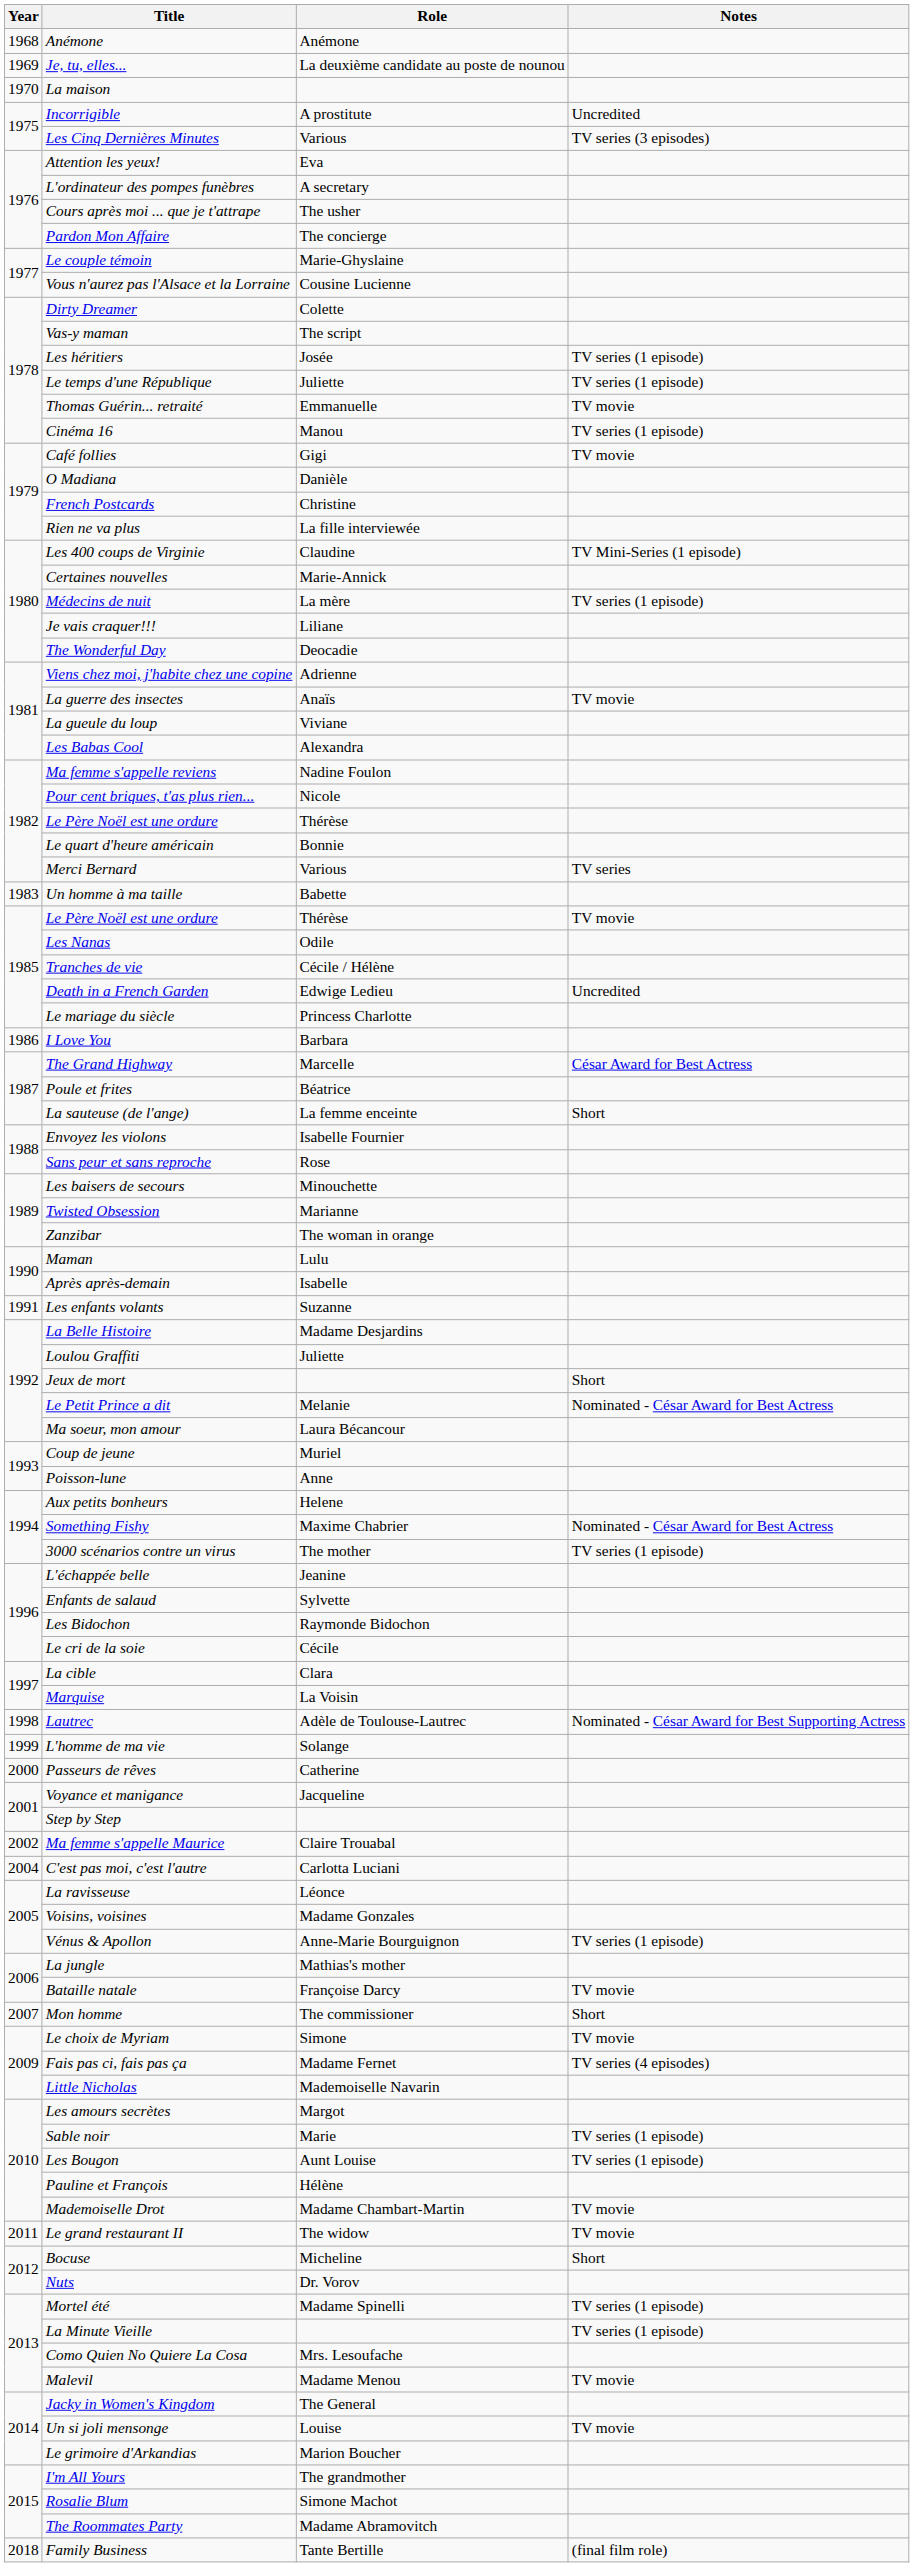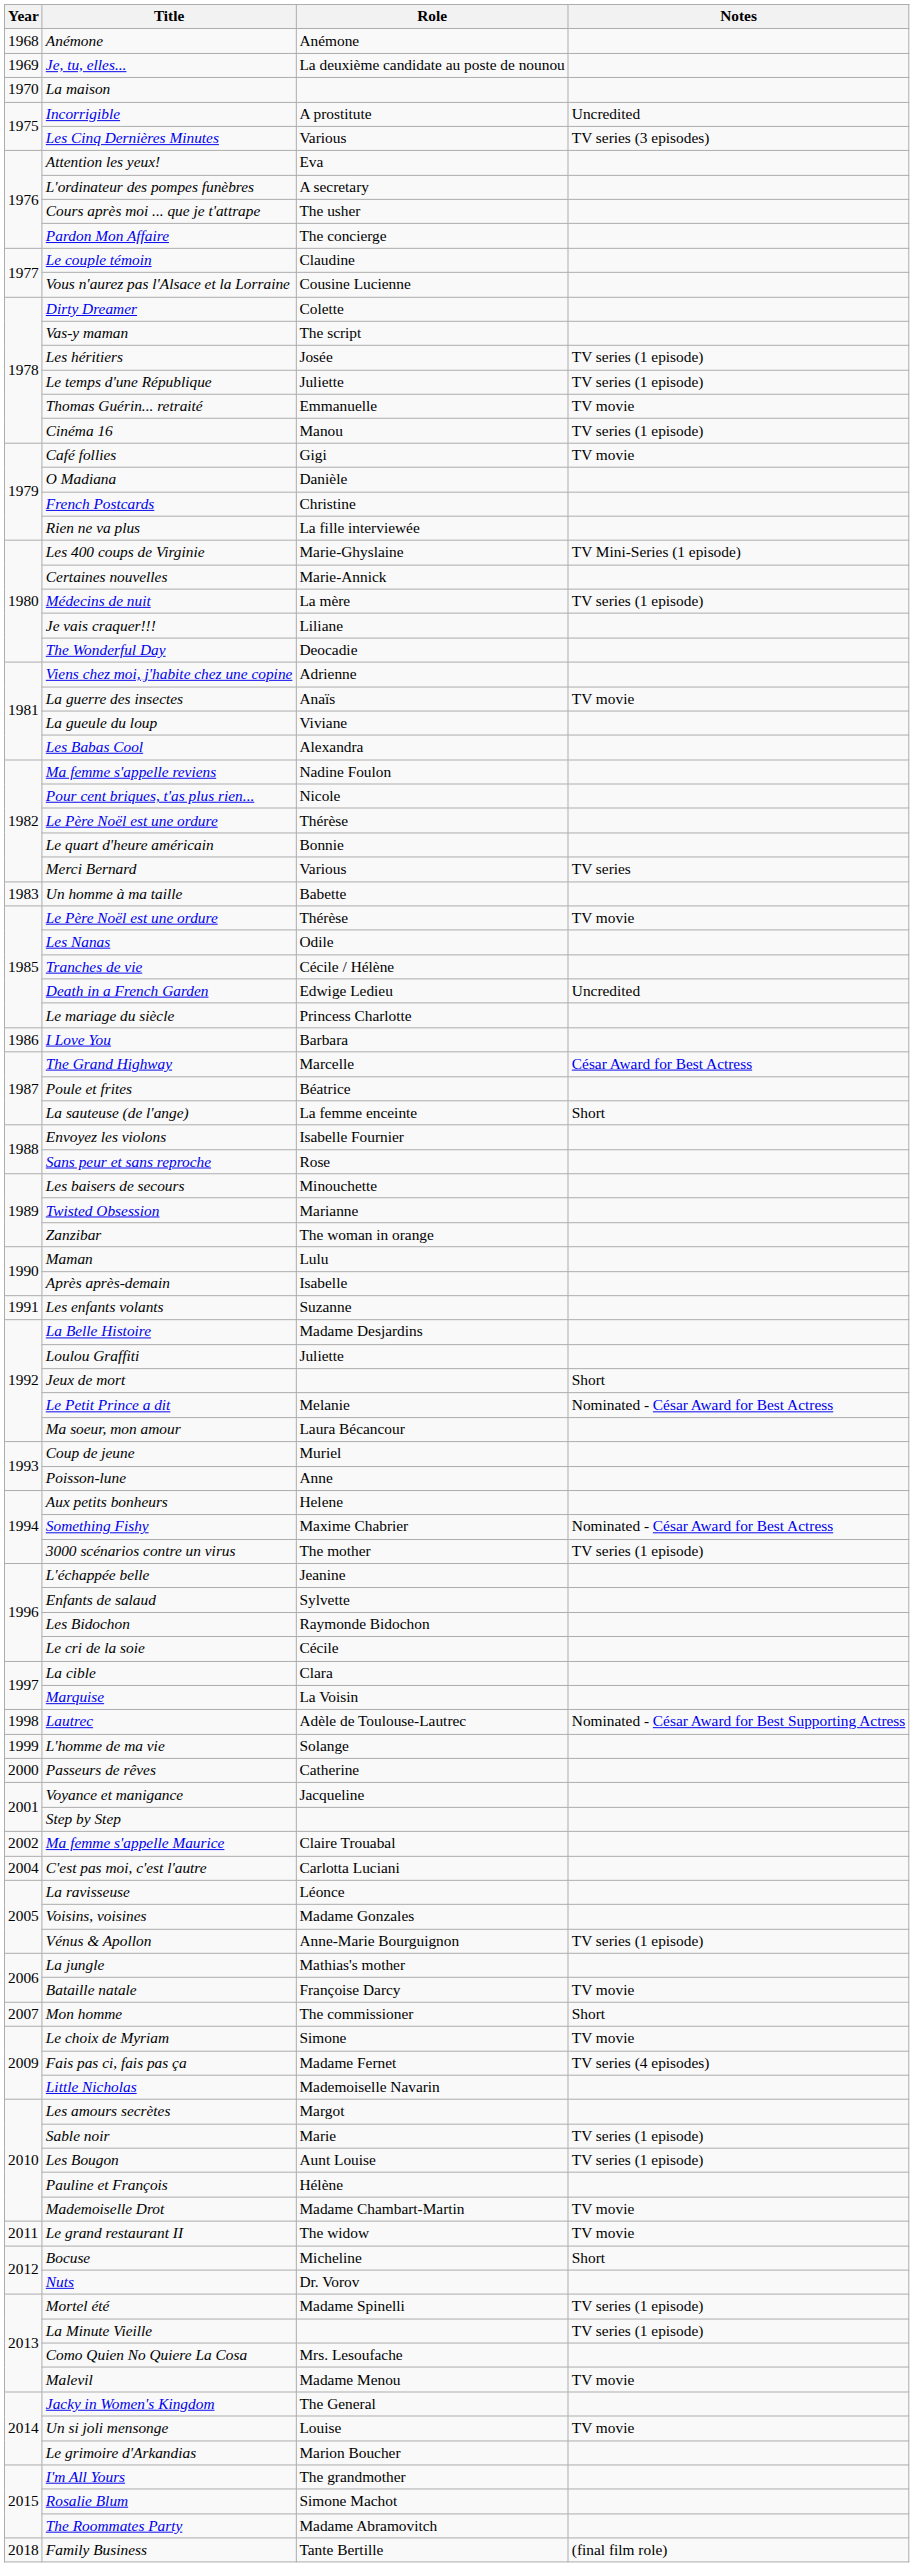(351, 260) Marie-Ghyslaine -> (327, 260) Claudine
(327, 552) Claudine -> (351, 552) Marie-Ghyslaine
